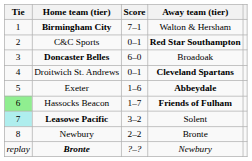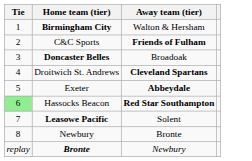- column: (135, 11)
(195, 42) Red Star Southampton -> (169, 42) Friends of Fulham
(195, 103) Friends of Fulham -> (169, 103) Red Star Southampton
(18, 118) paleturquoise background -> (18, 118) no background
